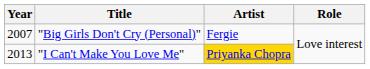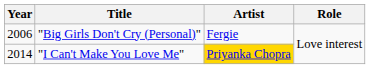(20, 34) 2007 -> (20, 34) 2006
(20, 53) 2013 -> (20, 53) 2014
